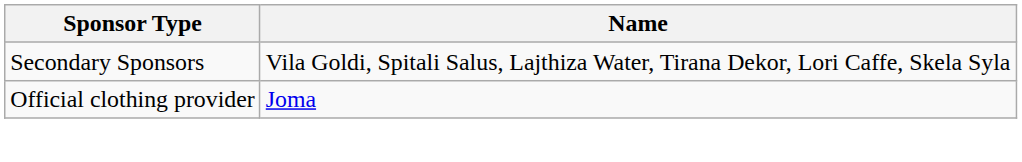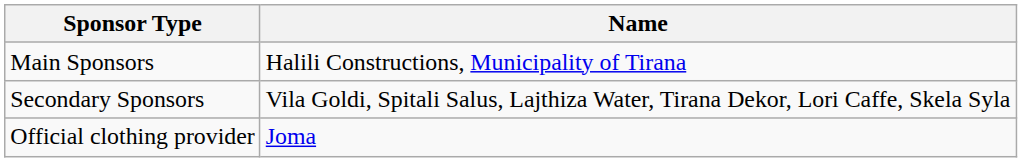+ row: (82, 61)
